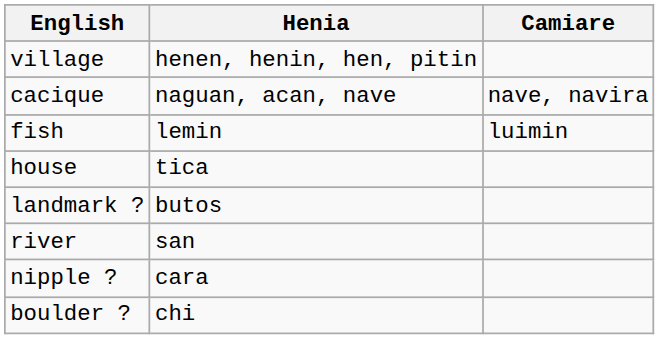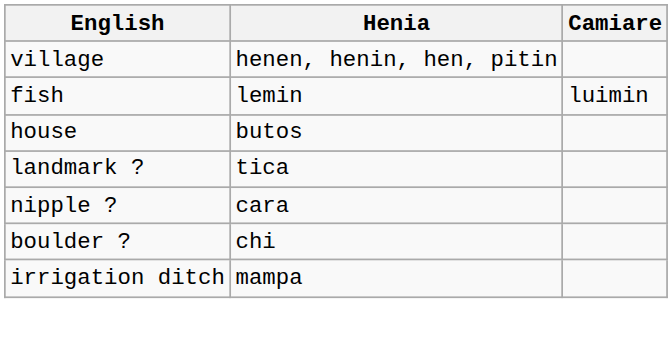- row: (57, 96)
(182, 169) tica -> (269, 132) butos
(189, 205) butos -> (262, 169) tica
- row: (44, 242)
+ row: (118, 278)
